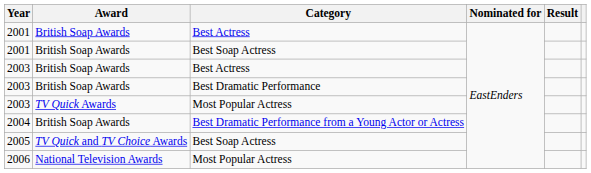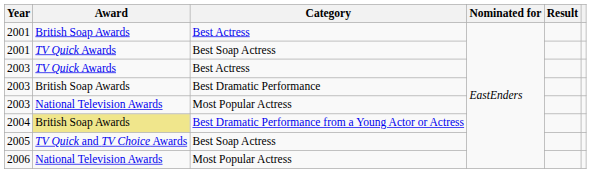(83, 50) British Soap Awards -> (76, 50) TV Quick Awards
(83, 68) British Soap Awards -> (76, 68) TV Quick Awards
(76, 104) TV Quick Awards -> (99, 104) National Television Awards
(83, 123) no background -> (83, 123) khaki background
